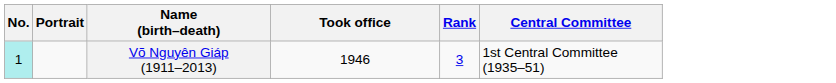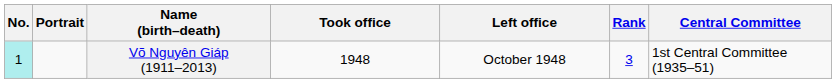+ column: (525, 22)
(355, 59) 1946 -> (355, 59) 1948
